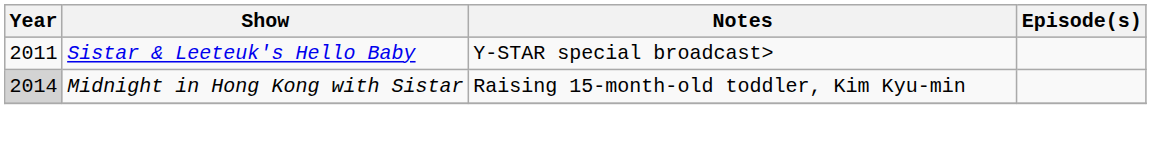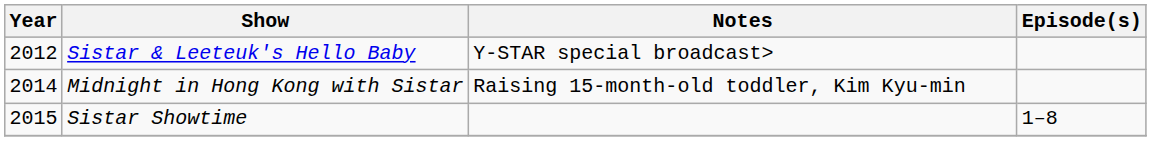(34, 54) 2011 -> (34, 54) 2012
(34, 86) lightgrey background -> (34, 86) no background
+ row: (157, 119)
